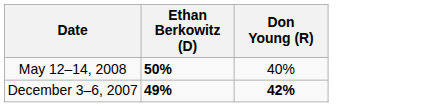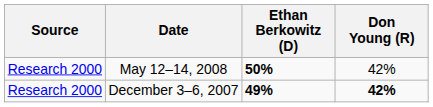+ column: (55, 31)
(281, 68) 40% -> (382, 68) 42%
